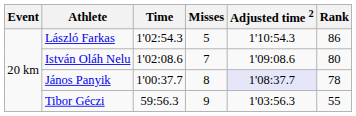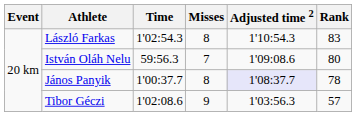(206, 39) 5 -> (206, 39) 8
(334, 39) 86 -> (334, 39) 83
(160, 59) 1'02:08.6 -> (160, 59) 59:56.3
(160, 101) 59:56.3 -> (160, 101) 1'02:08.6
(334, 101) 55 -> (334, 101) 57
